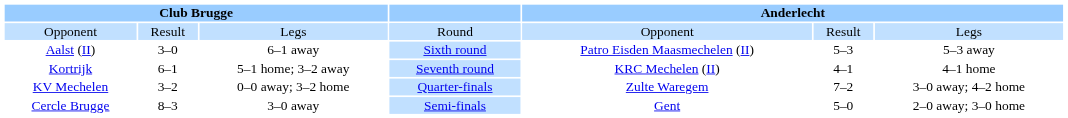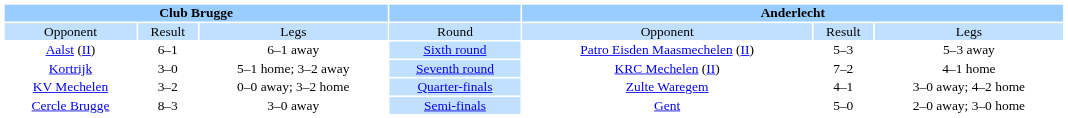(168, 50) 3–0 -> (168, 50) 6–1
(168, 68) 6–1 -> (168, 68) 3–0
(843, 68) 4–1 -> (843, 68) 7–2
(843, 87) 7–2 -> (843, 87) 4–1
